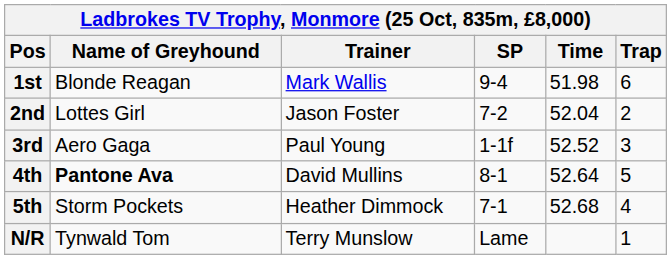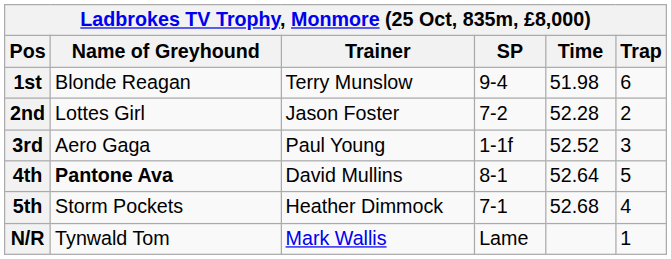(336, 82) Mark Wallis -> (349, 82) Terry Munslow
(574, 113) 52.04 -> (574, 113) 52.28
(349, 238) Terry Munslow -> (336, 238) Mark Wallis
